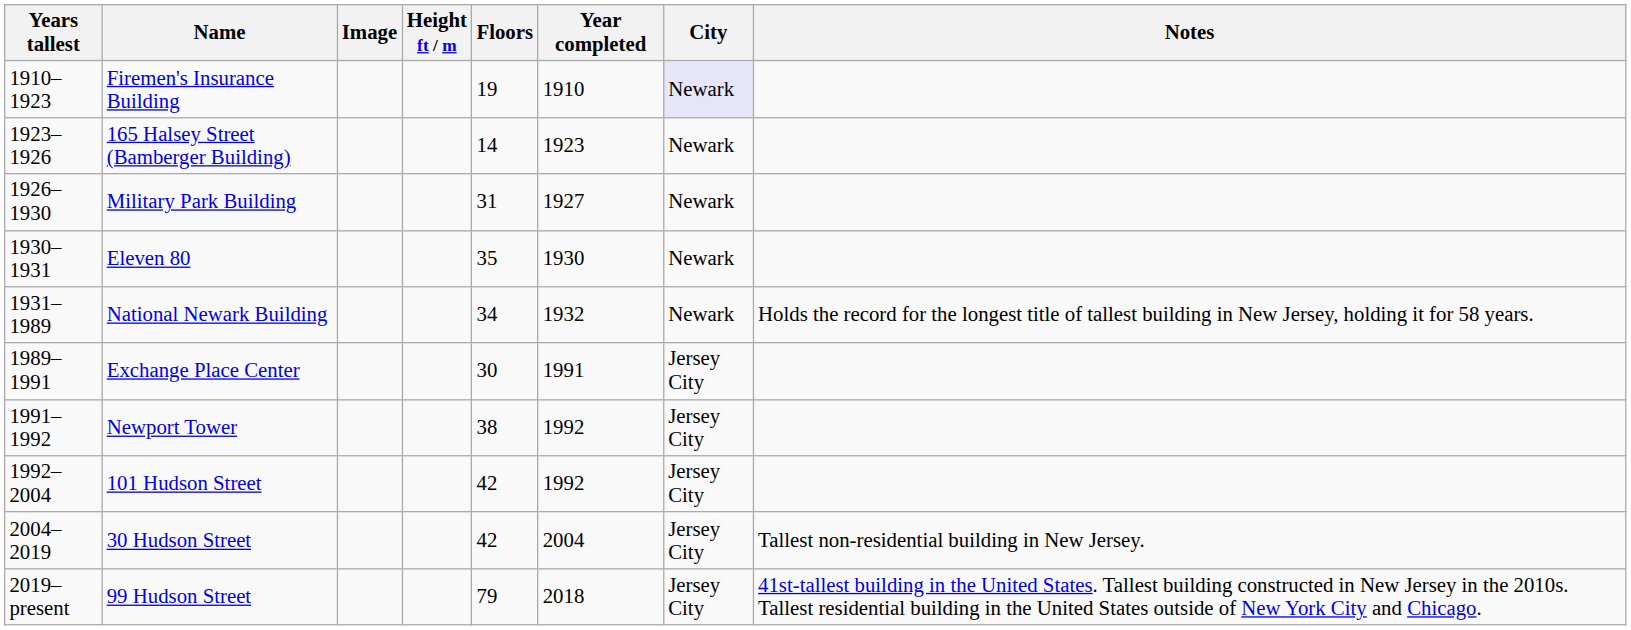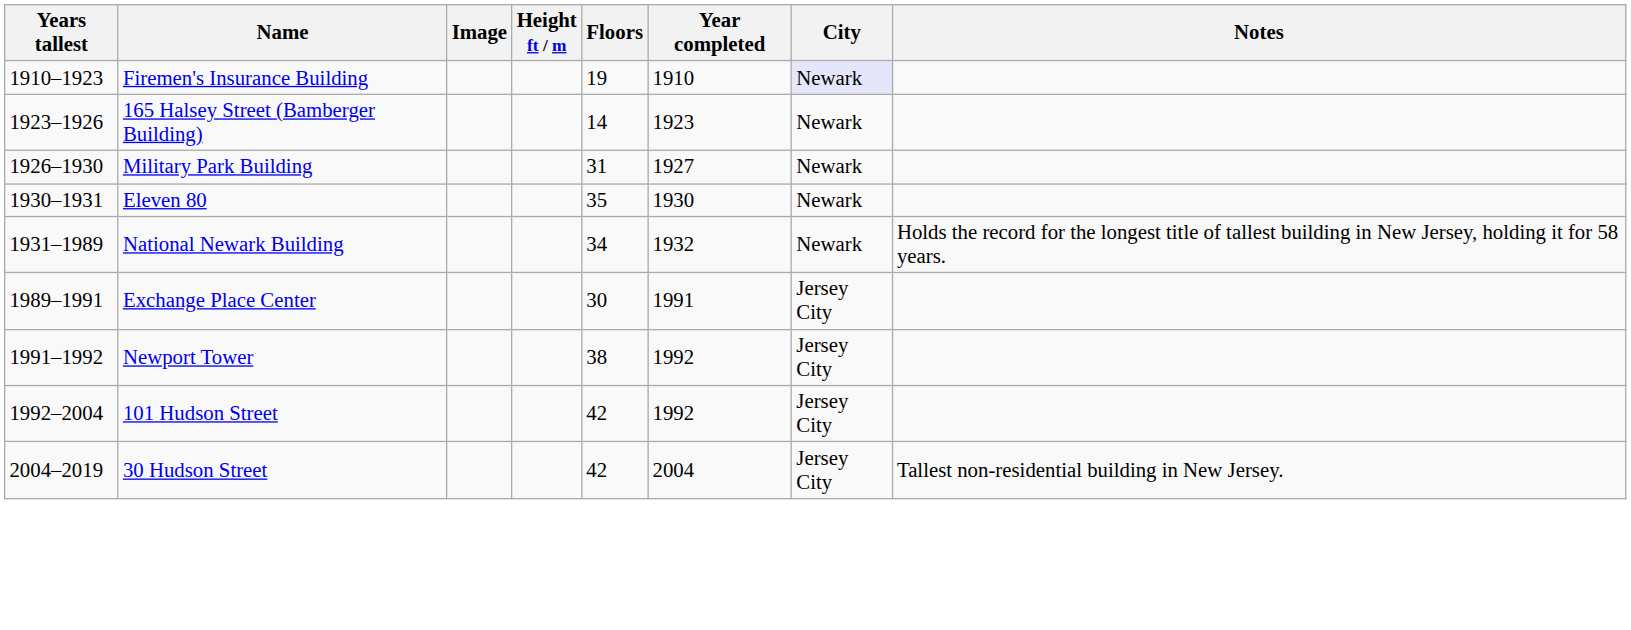- row: (179, 596)
